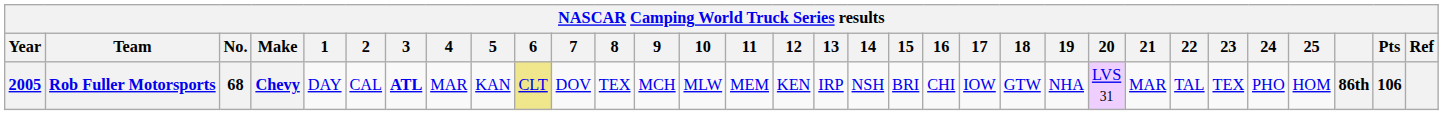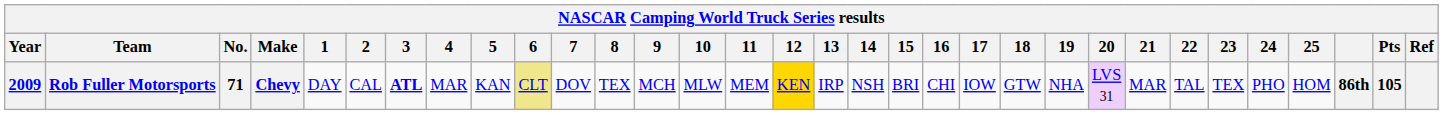(25, 85) 2005 -> (25, 85) 2009
(235, 85) 68 -> (235, 85) 71
(794, 85) no background -> (794, 85) gold background
(1389, 85) 106 -> (1389, 85) 105
